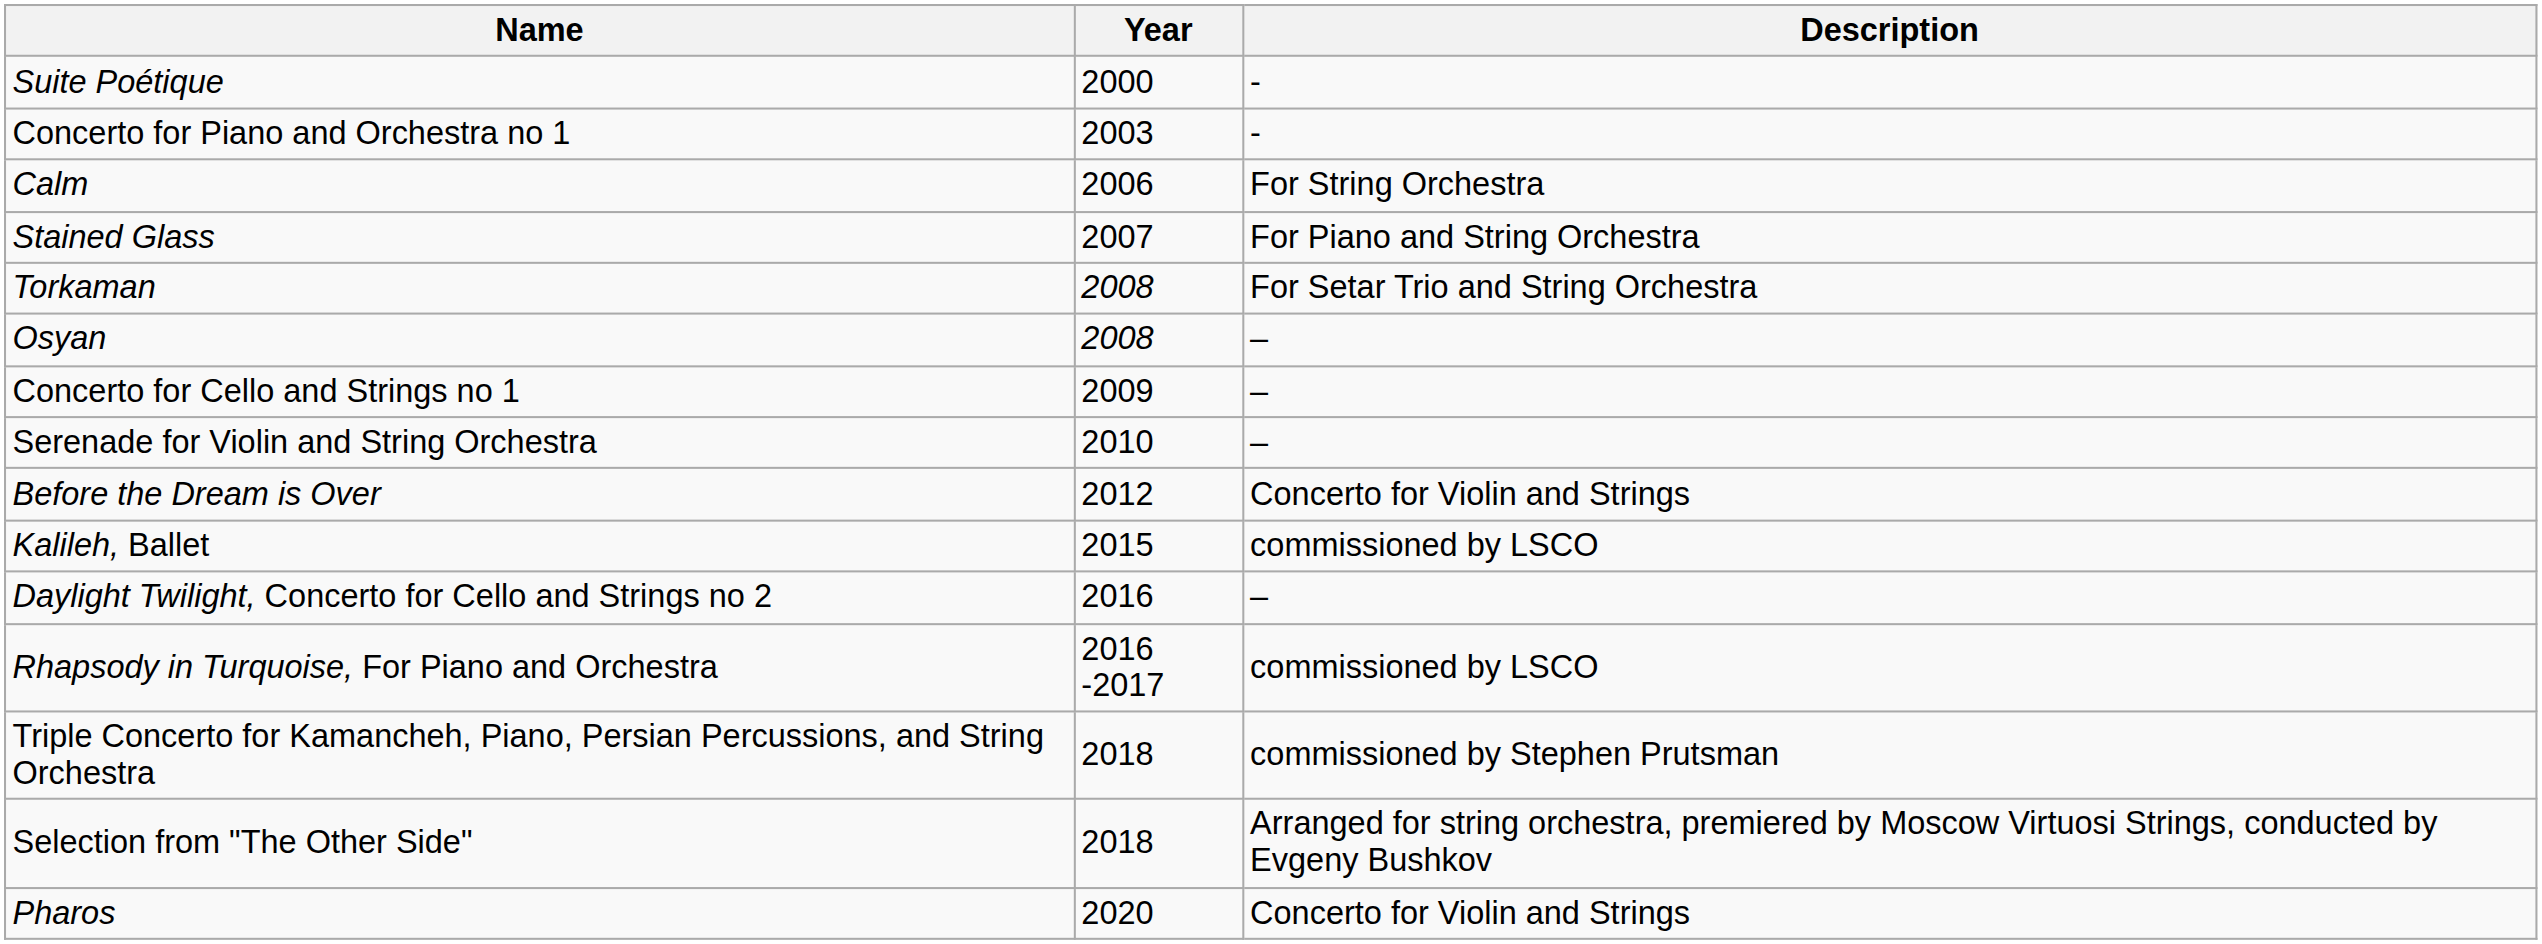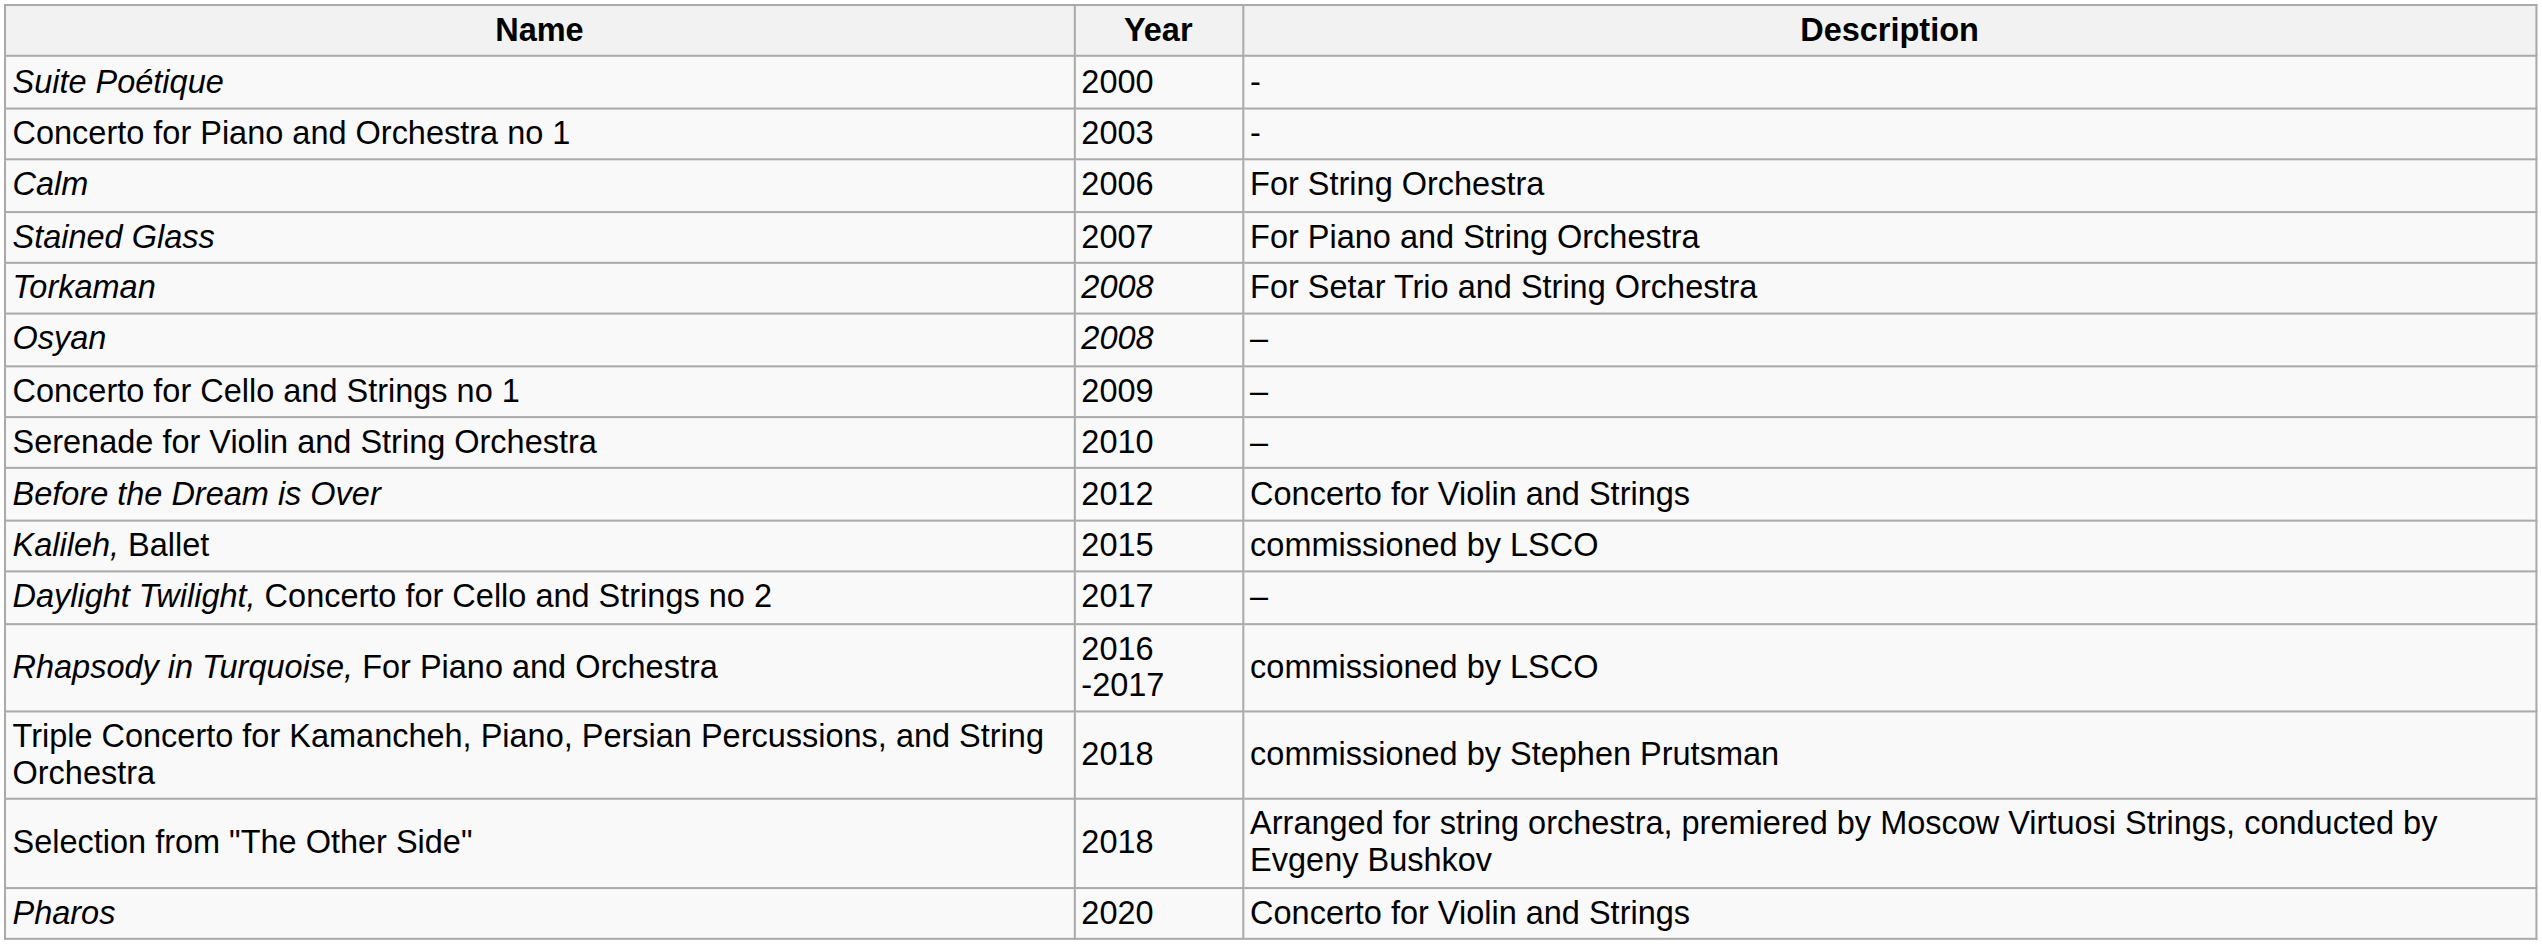(1117, 596) 2016 -> (1117, 596) 2017
